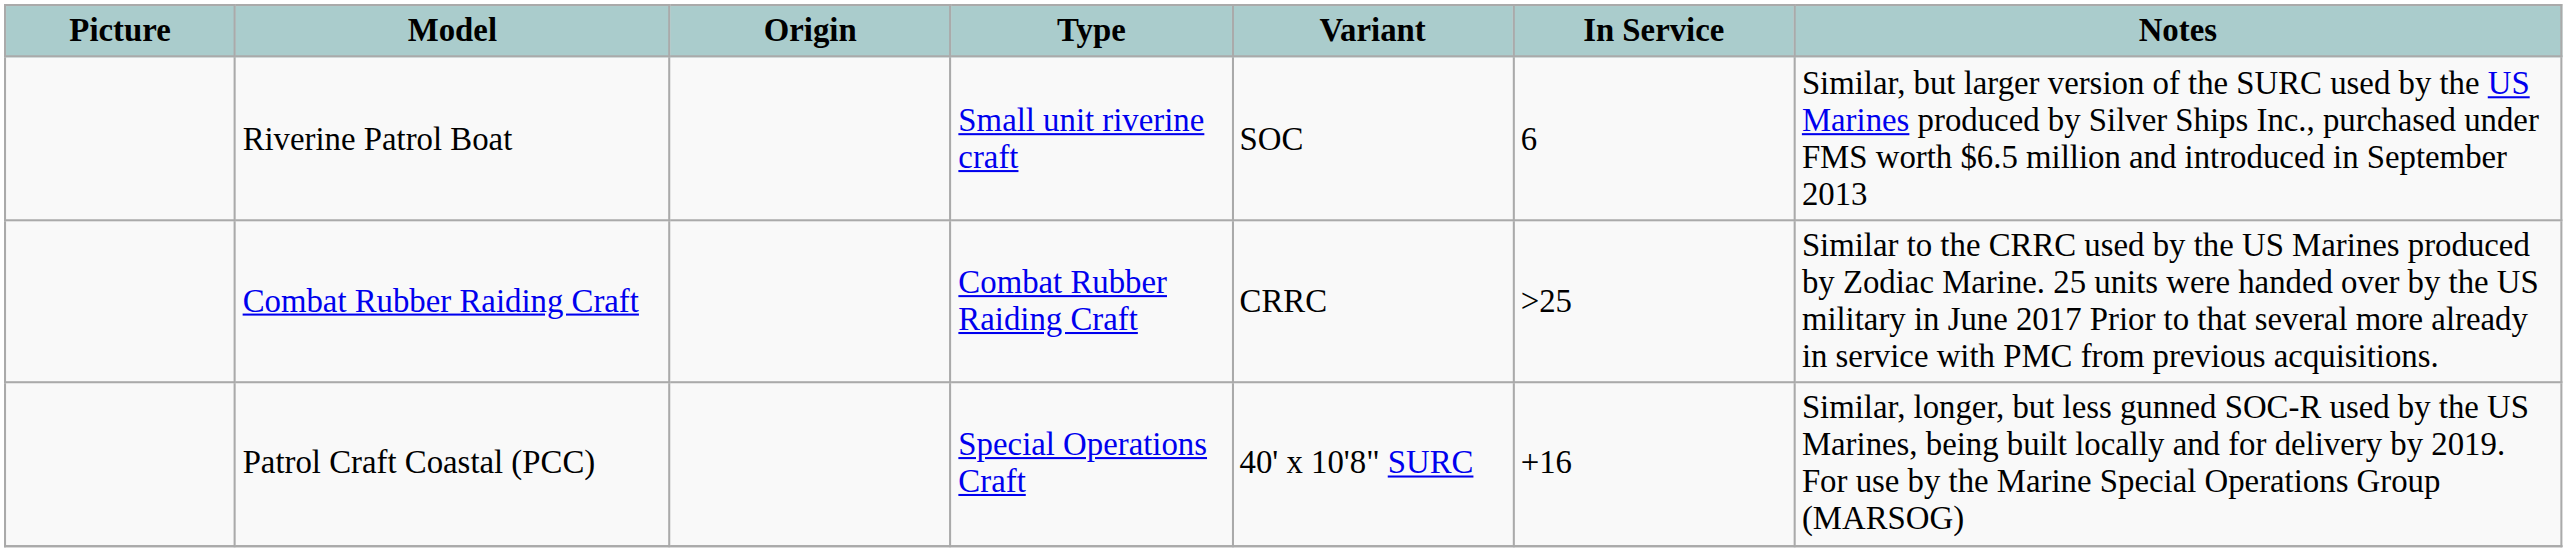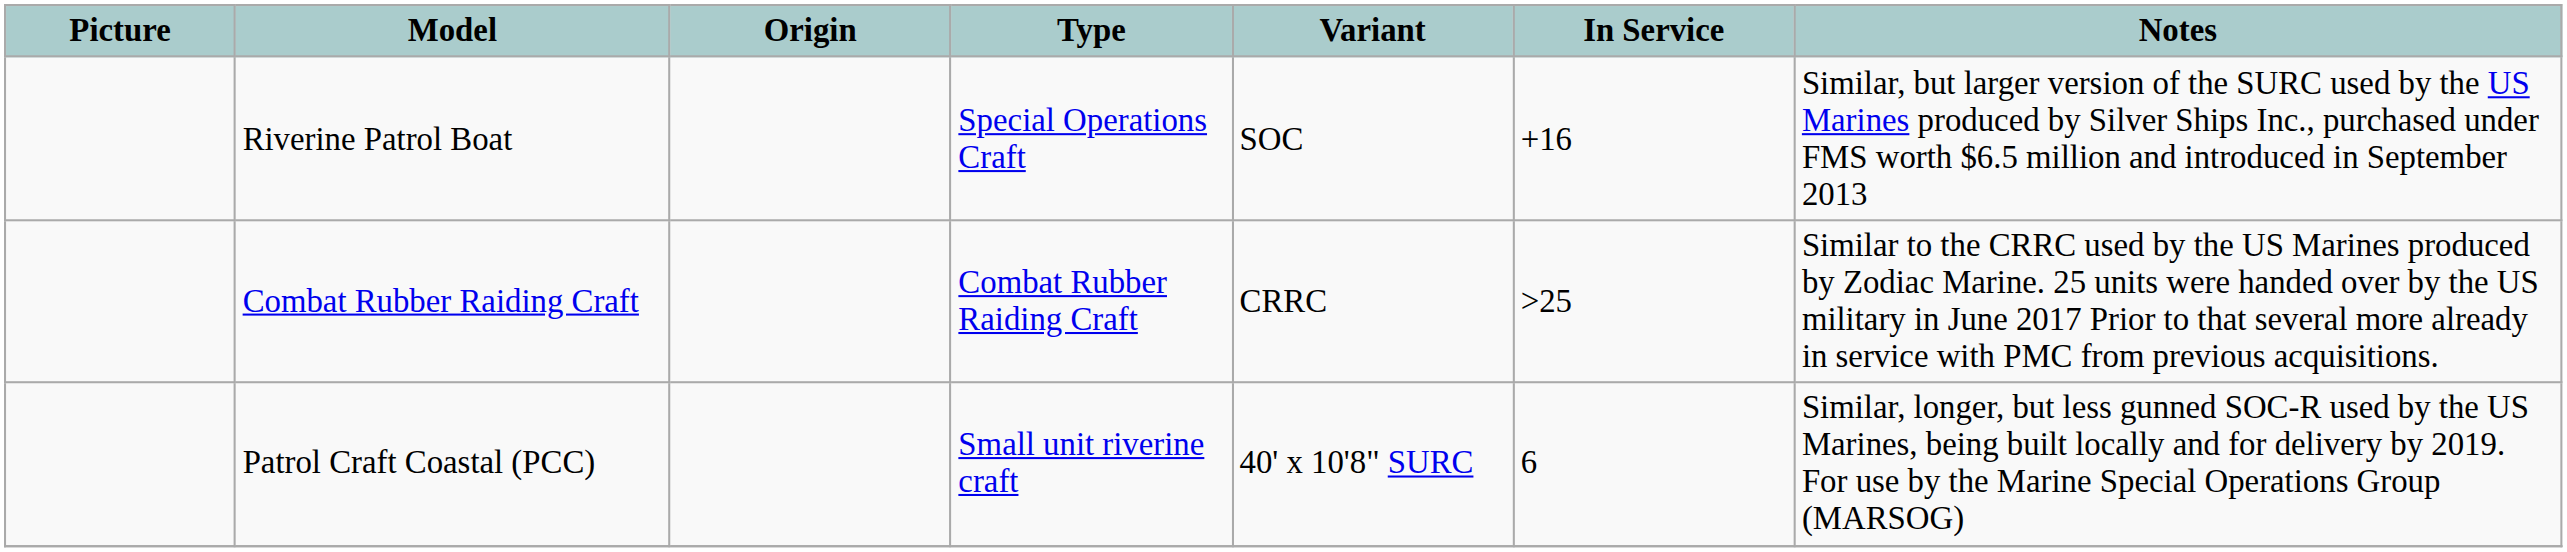(1081, 137) Small unit riverine craft -> (1083, 137) Special Operations Craft
(1529, 137) 6 -> (1546, 137) +16
(1083, 463) Special Operations Craft -> (1081, 463) Small unit riverine craft
(1546, 463) +16 -> (1529, 463) 6
